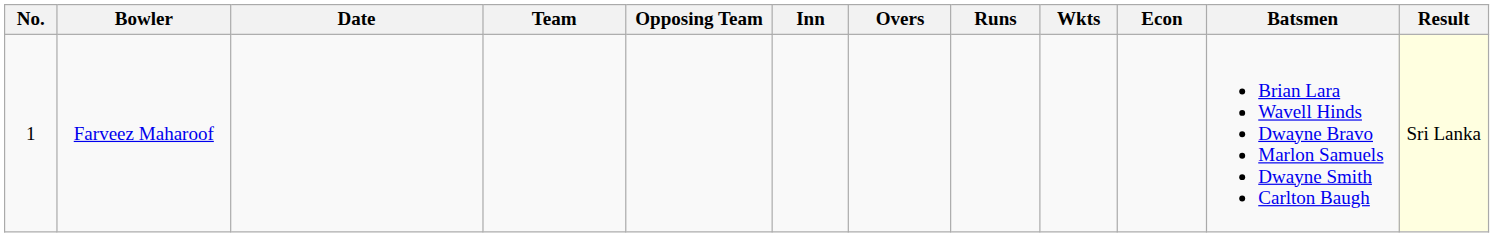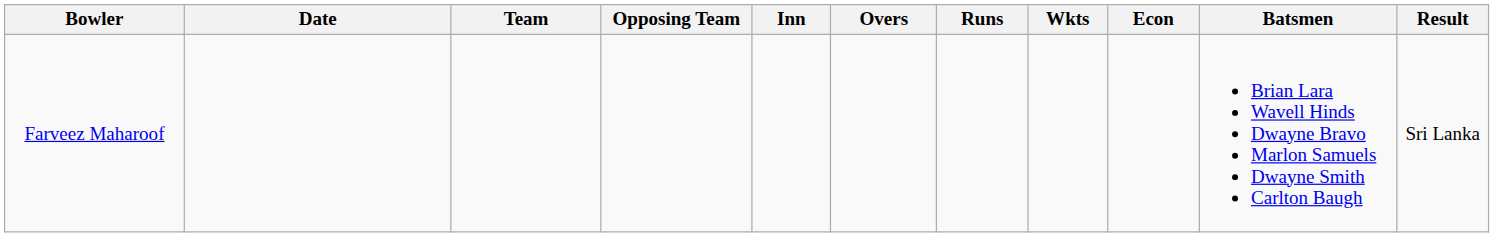- column: (31, 19)
(1444, 133) lightyellow background -> (1443, 133) no background
